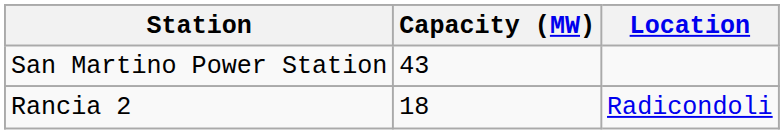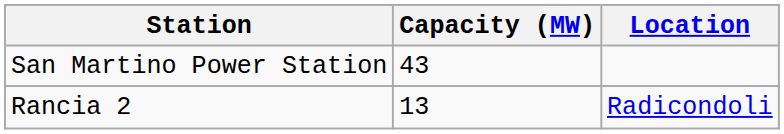(414, 107) 18 -> (414, 107) 13
